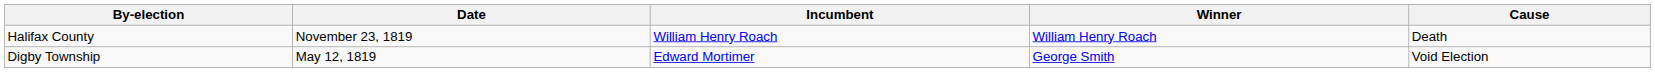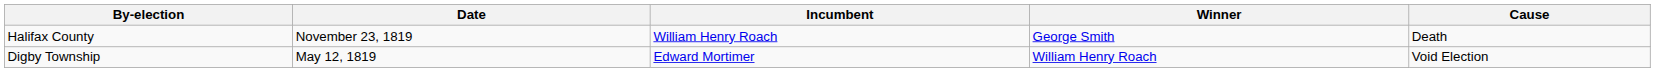(1095, 36) William Henry Roach -> (1074, 36) George Smith
(1074, 57) George Smith -> (1095, 57) William Henry Roach
